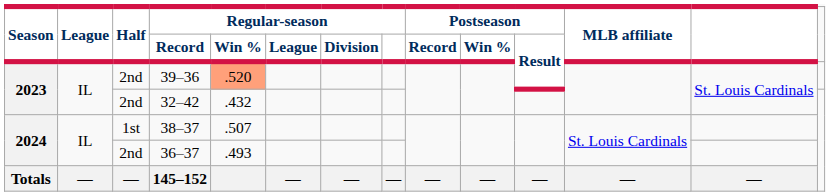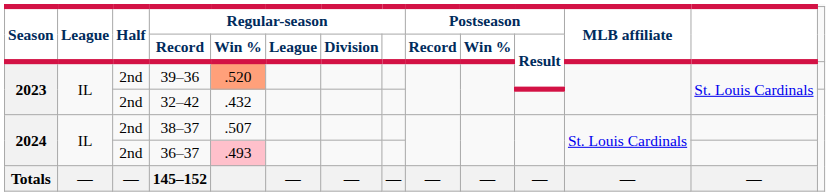(131, 127) 1st -> (131, 127) 2nd
(238, 153) no background -> (238, 153) pink background
